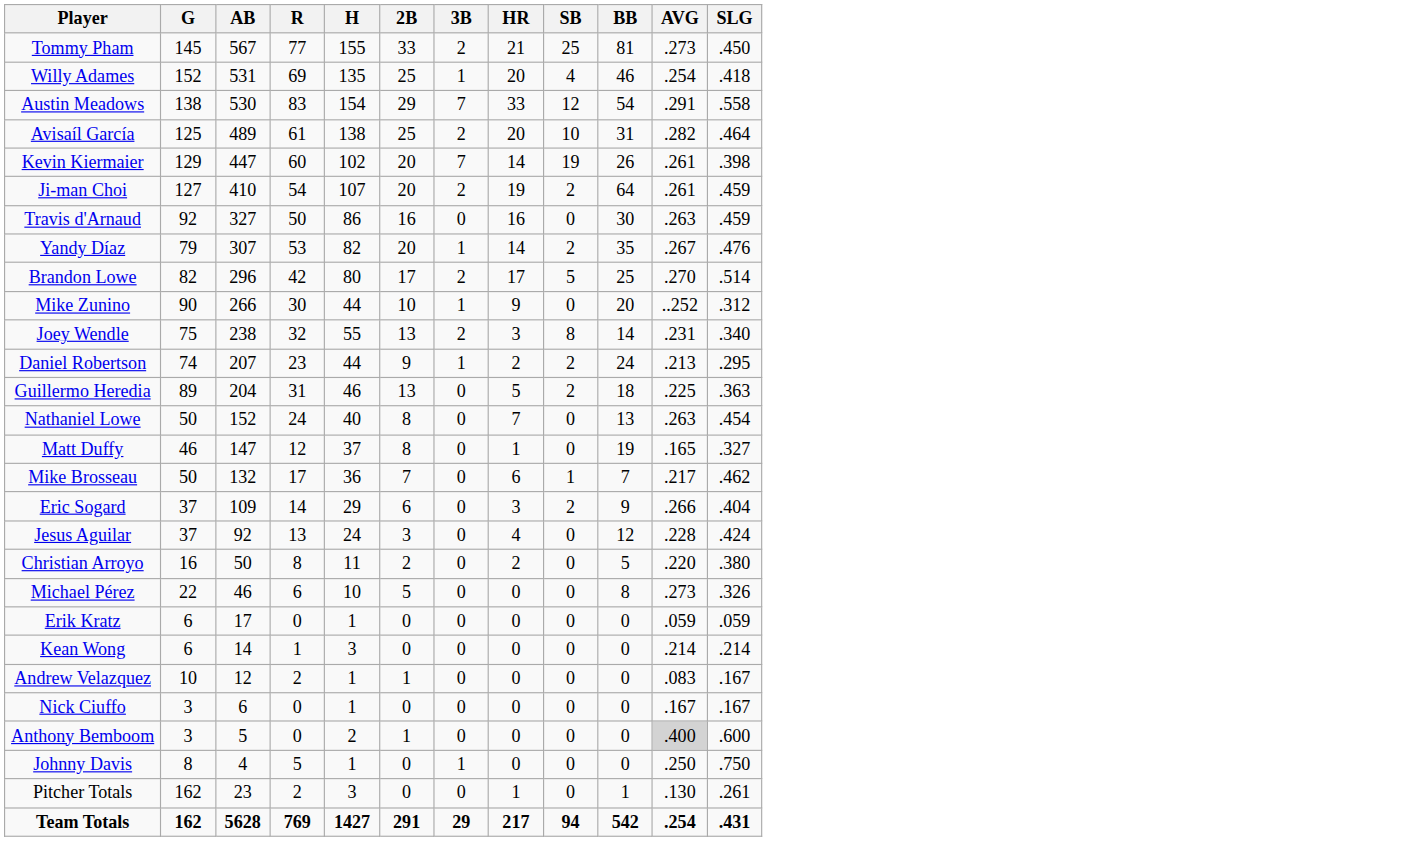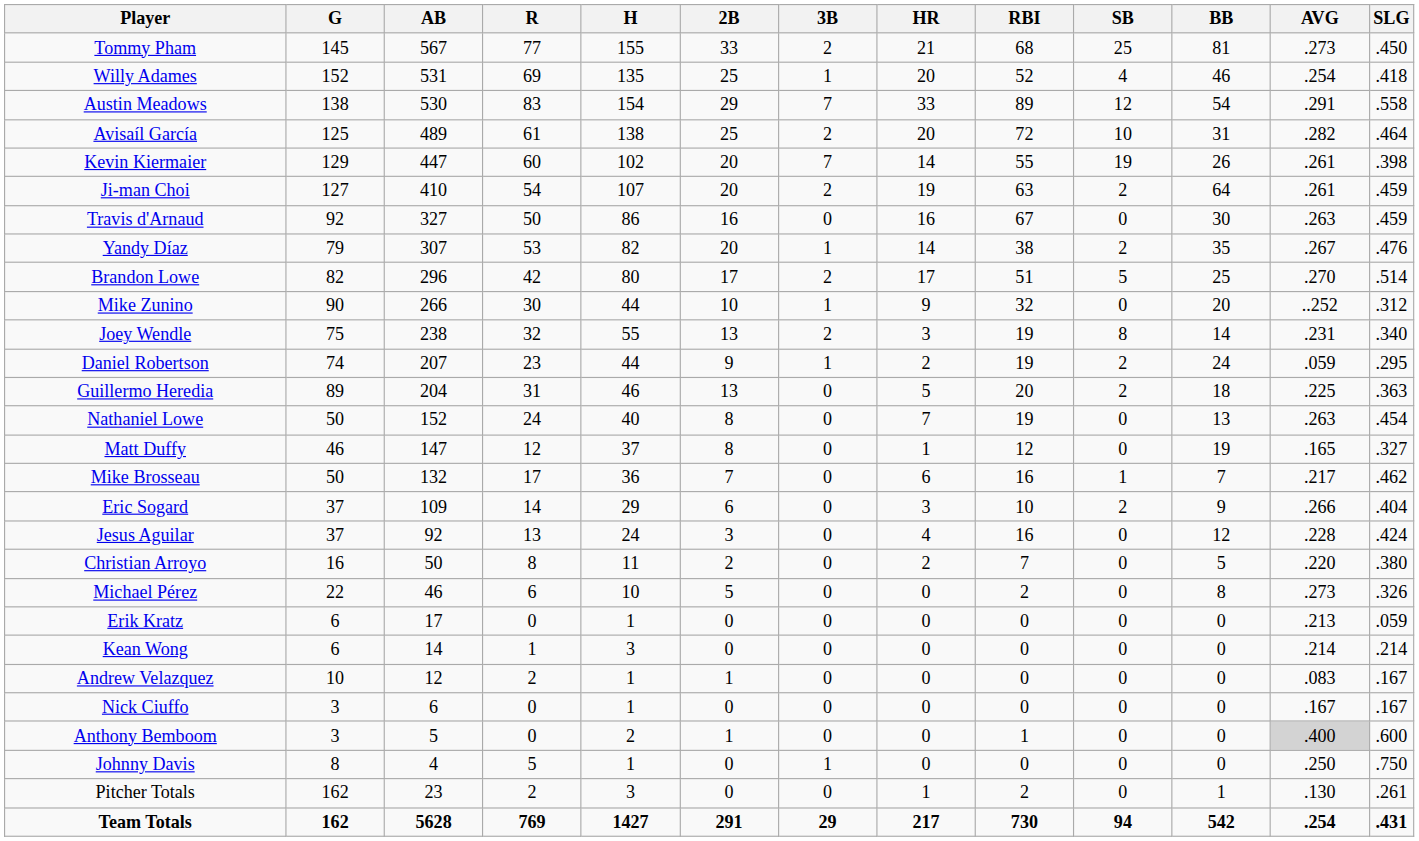+ column: (1024, 18)
(680, 362) .213 -> (1320, 362) .059
(680, 620) .059 -> (1320, 620) .213
